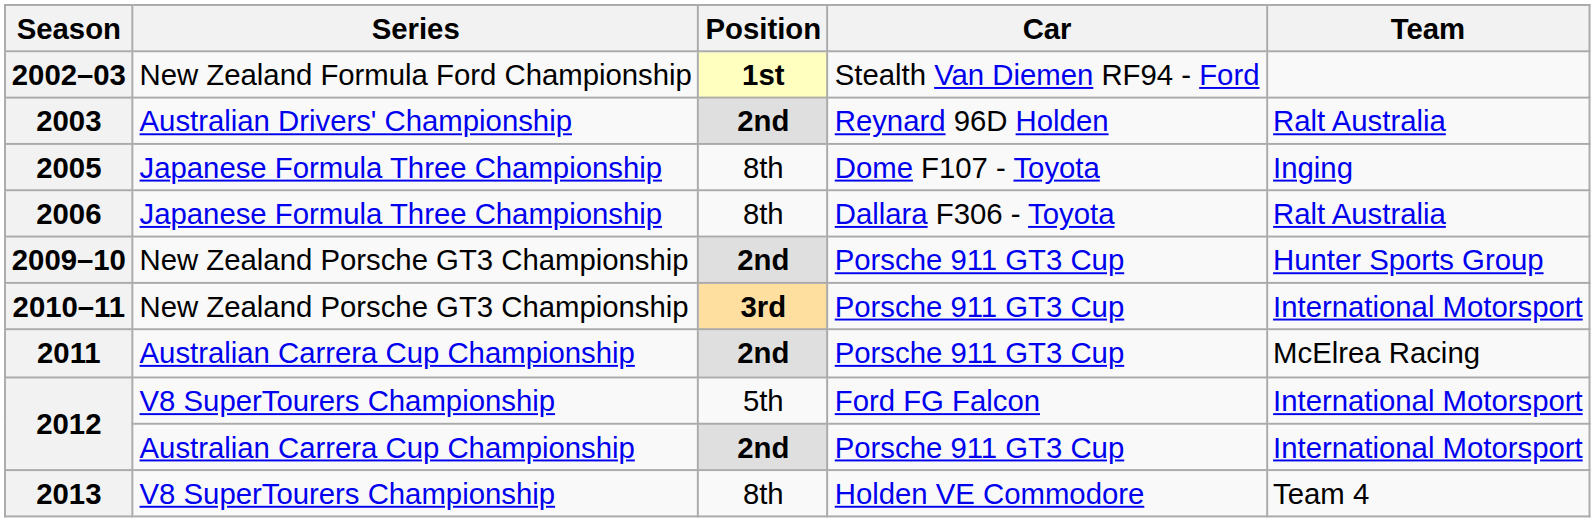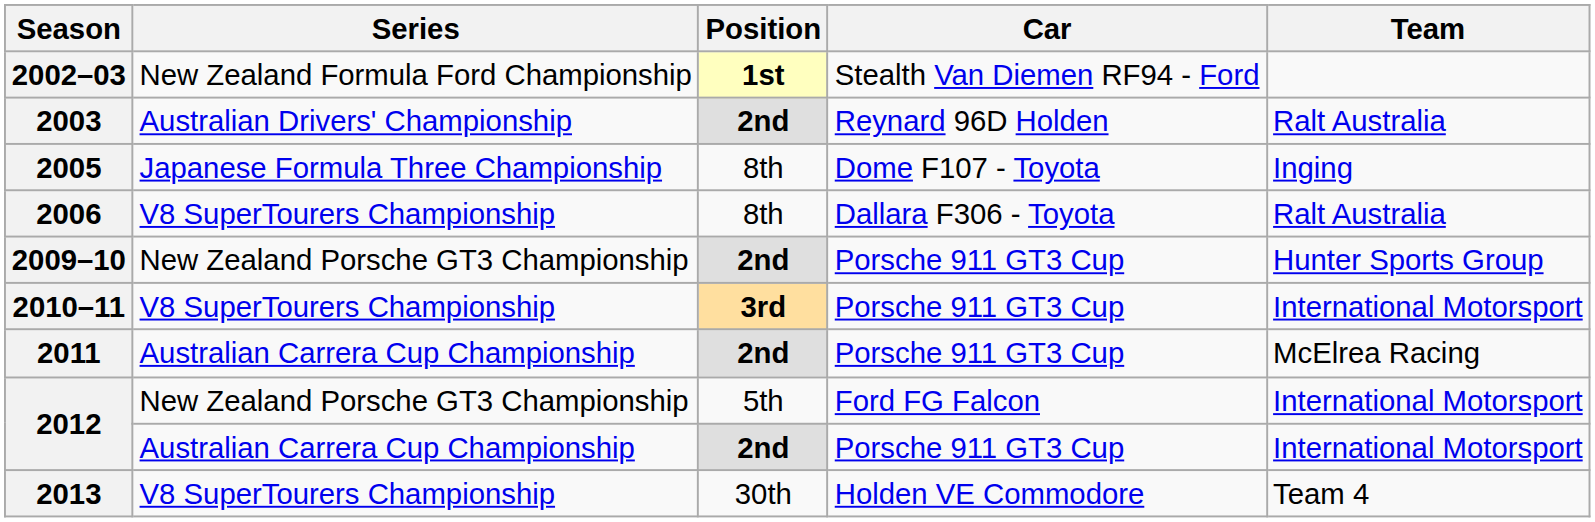(401, 214) Japanese Formula Three Championship -> (347, 214) V8 SuperTourers Championship
(414, 307) New Zealand Porsche GT3 Championship -> (347, 307) V8 SuperTourers Championship
(347, 400) V8 SuperTourers Championship -> (414, 400) New Zealand Porsche GT3 Championship
(763, 493) 8th -> (763, 493) 30th
